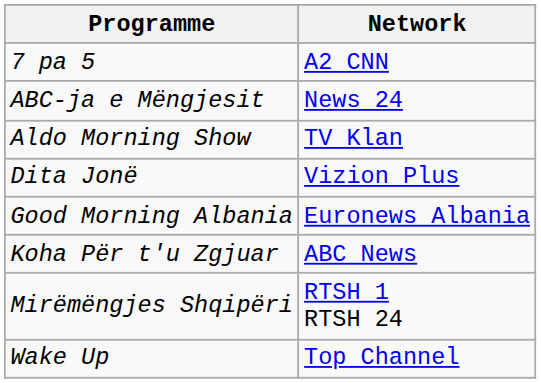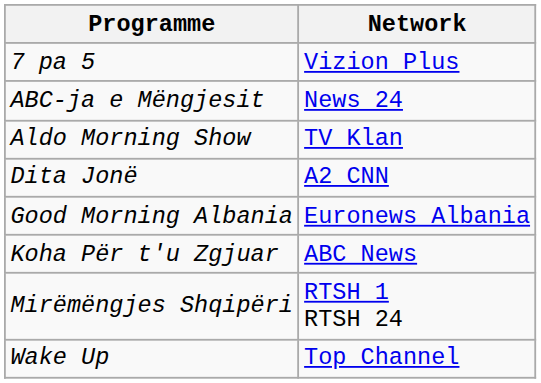(346, 62) A2 CNN -> (382, 62) Vizion Plus
(382, 177) Vizion Plus -> (346, 177) A2 CNN
